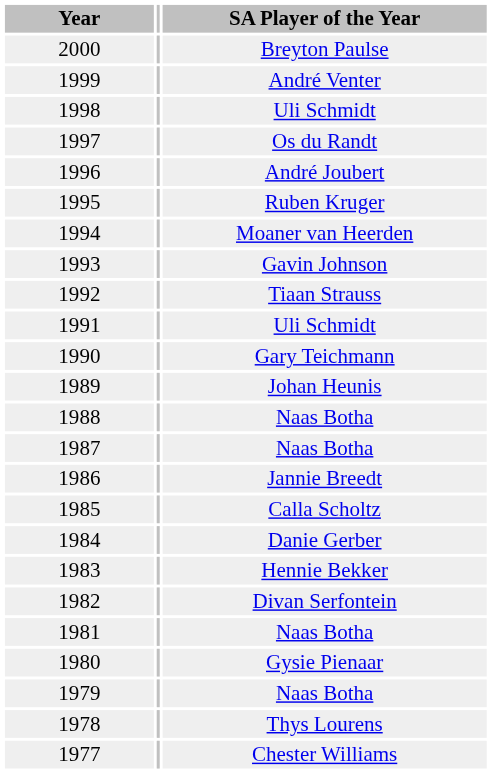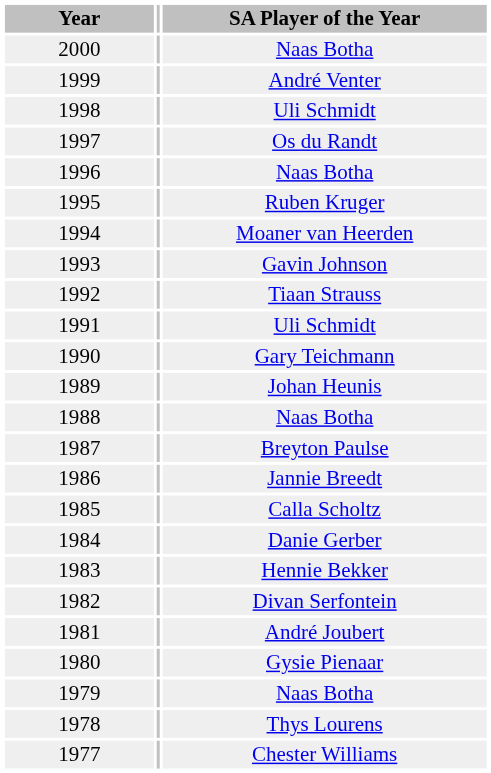(325, 49) Breyton Paulse -> (325, 49) Naas Botha
(325, 171) André Joubert -> (325, 171) Naas Botha
(325, 447) Naas Botha -> (325, 447) Breyton Paulse
(325, 631) Naas Botha -> (325, 631) André Joubert
